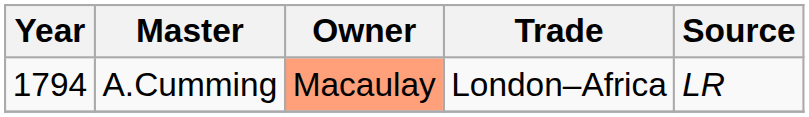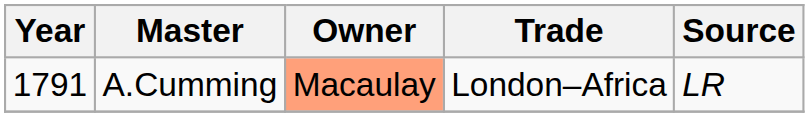(50, 84) 1794 -> (50, 84) 1791
